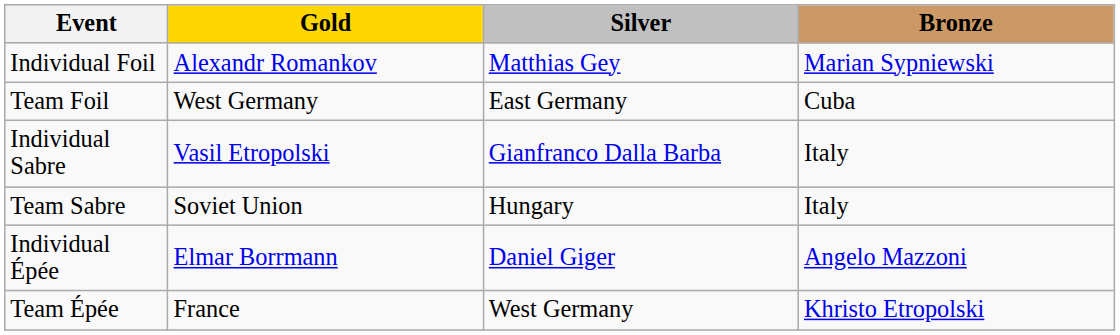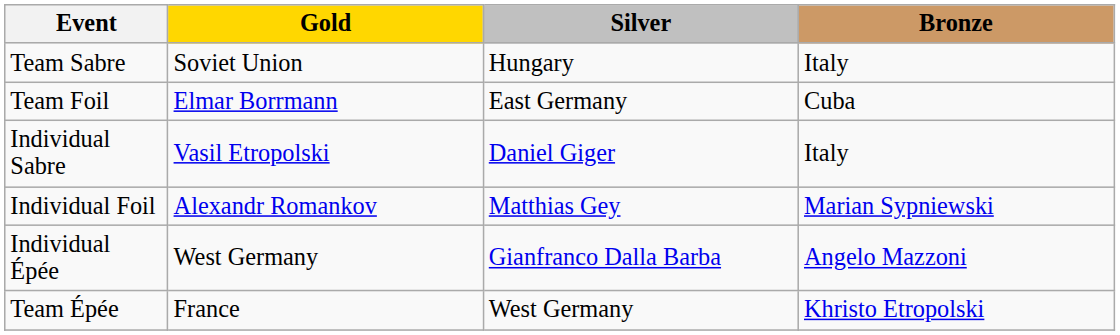rows swapped: (83, 62) <-> (68, 205)
(246, 100) West Germany -> (256, 100) Elmar Borrmann
(605, 153) Gianfranco Dalla Barba -> (552, 153) Daniel Giger
(256, 257) Elmar Borrmann -> (246, 257) West Germany
(552, 257) Daniel Giger -> (605, 257) Gianfranco Dalla Barba
